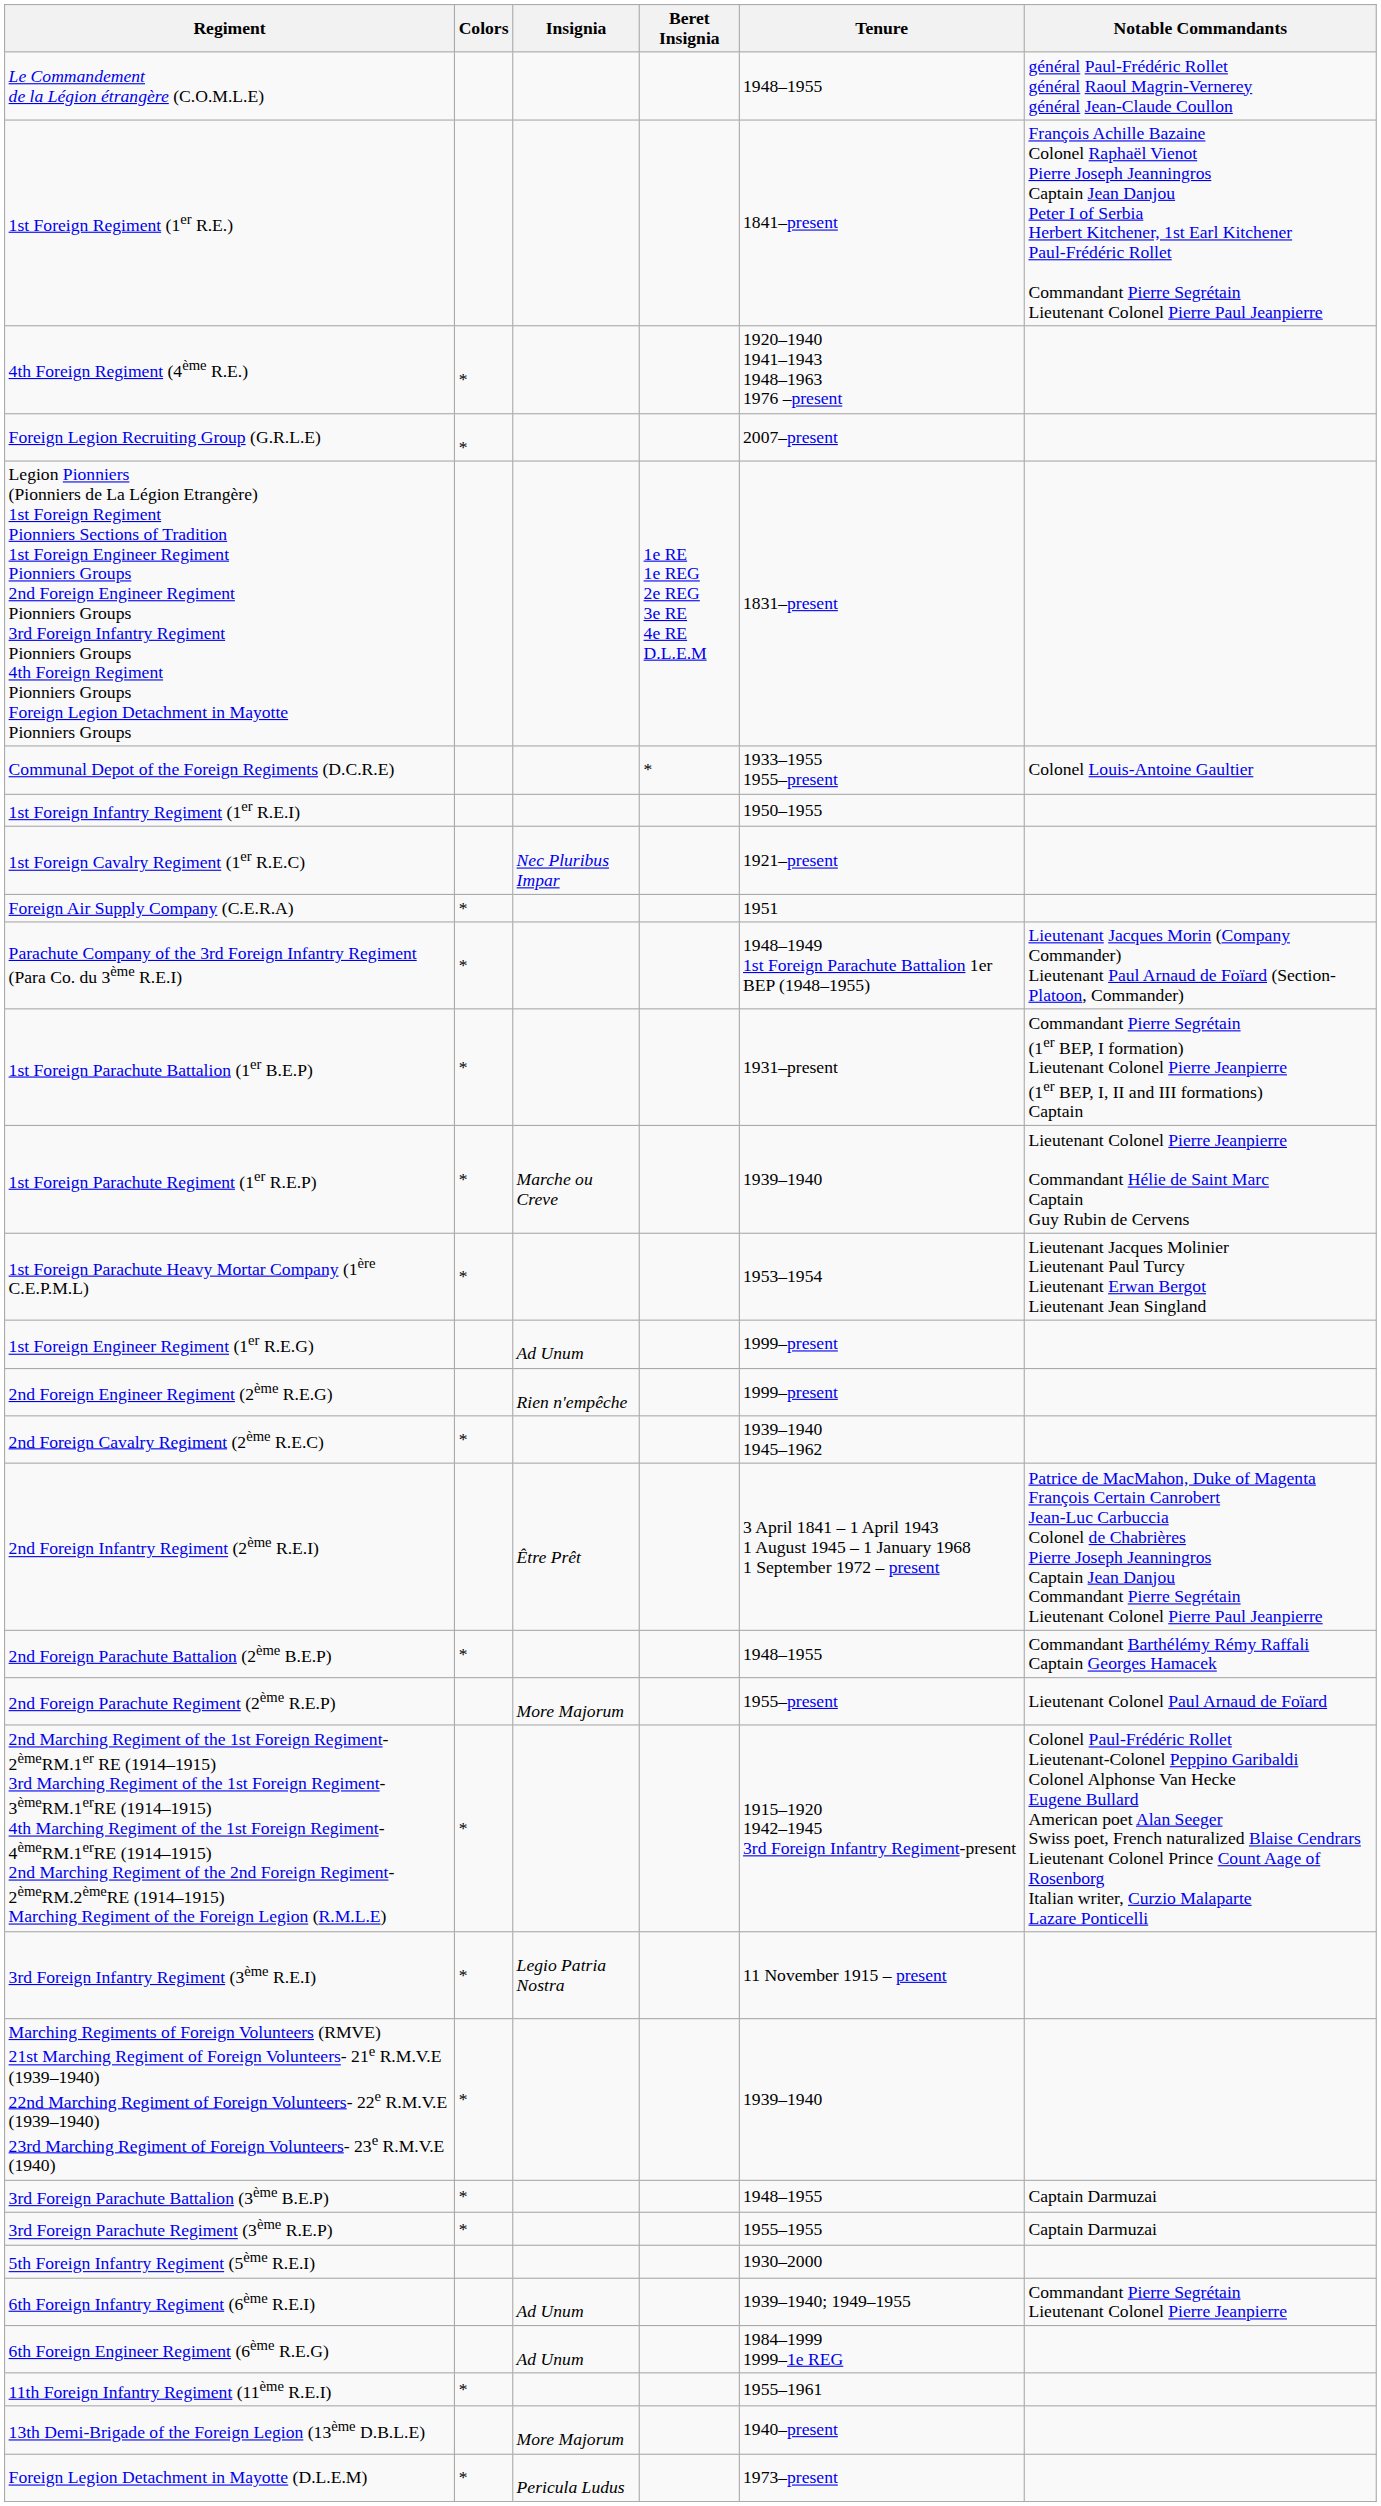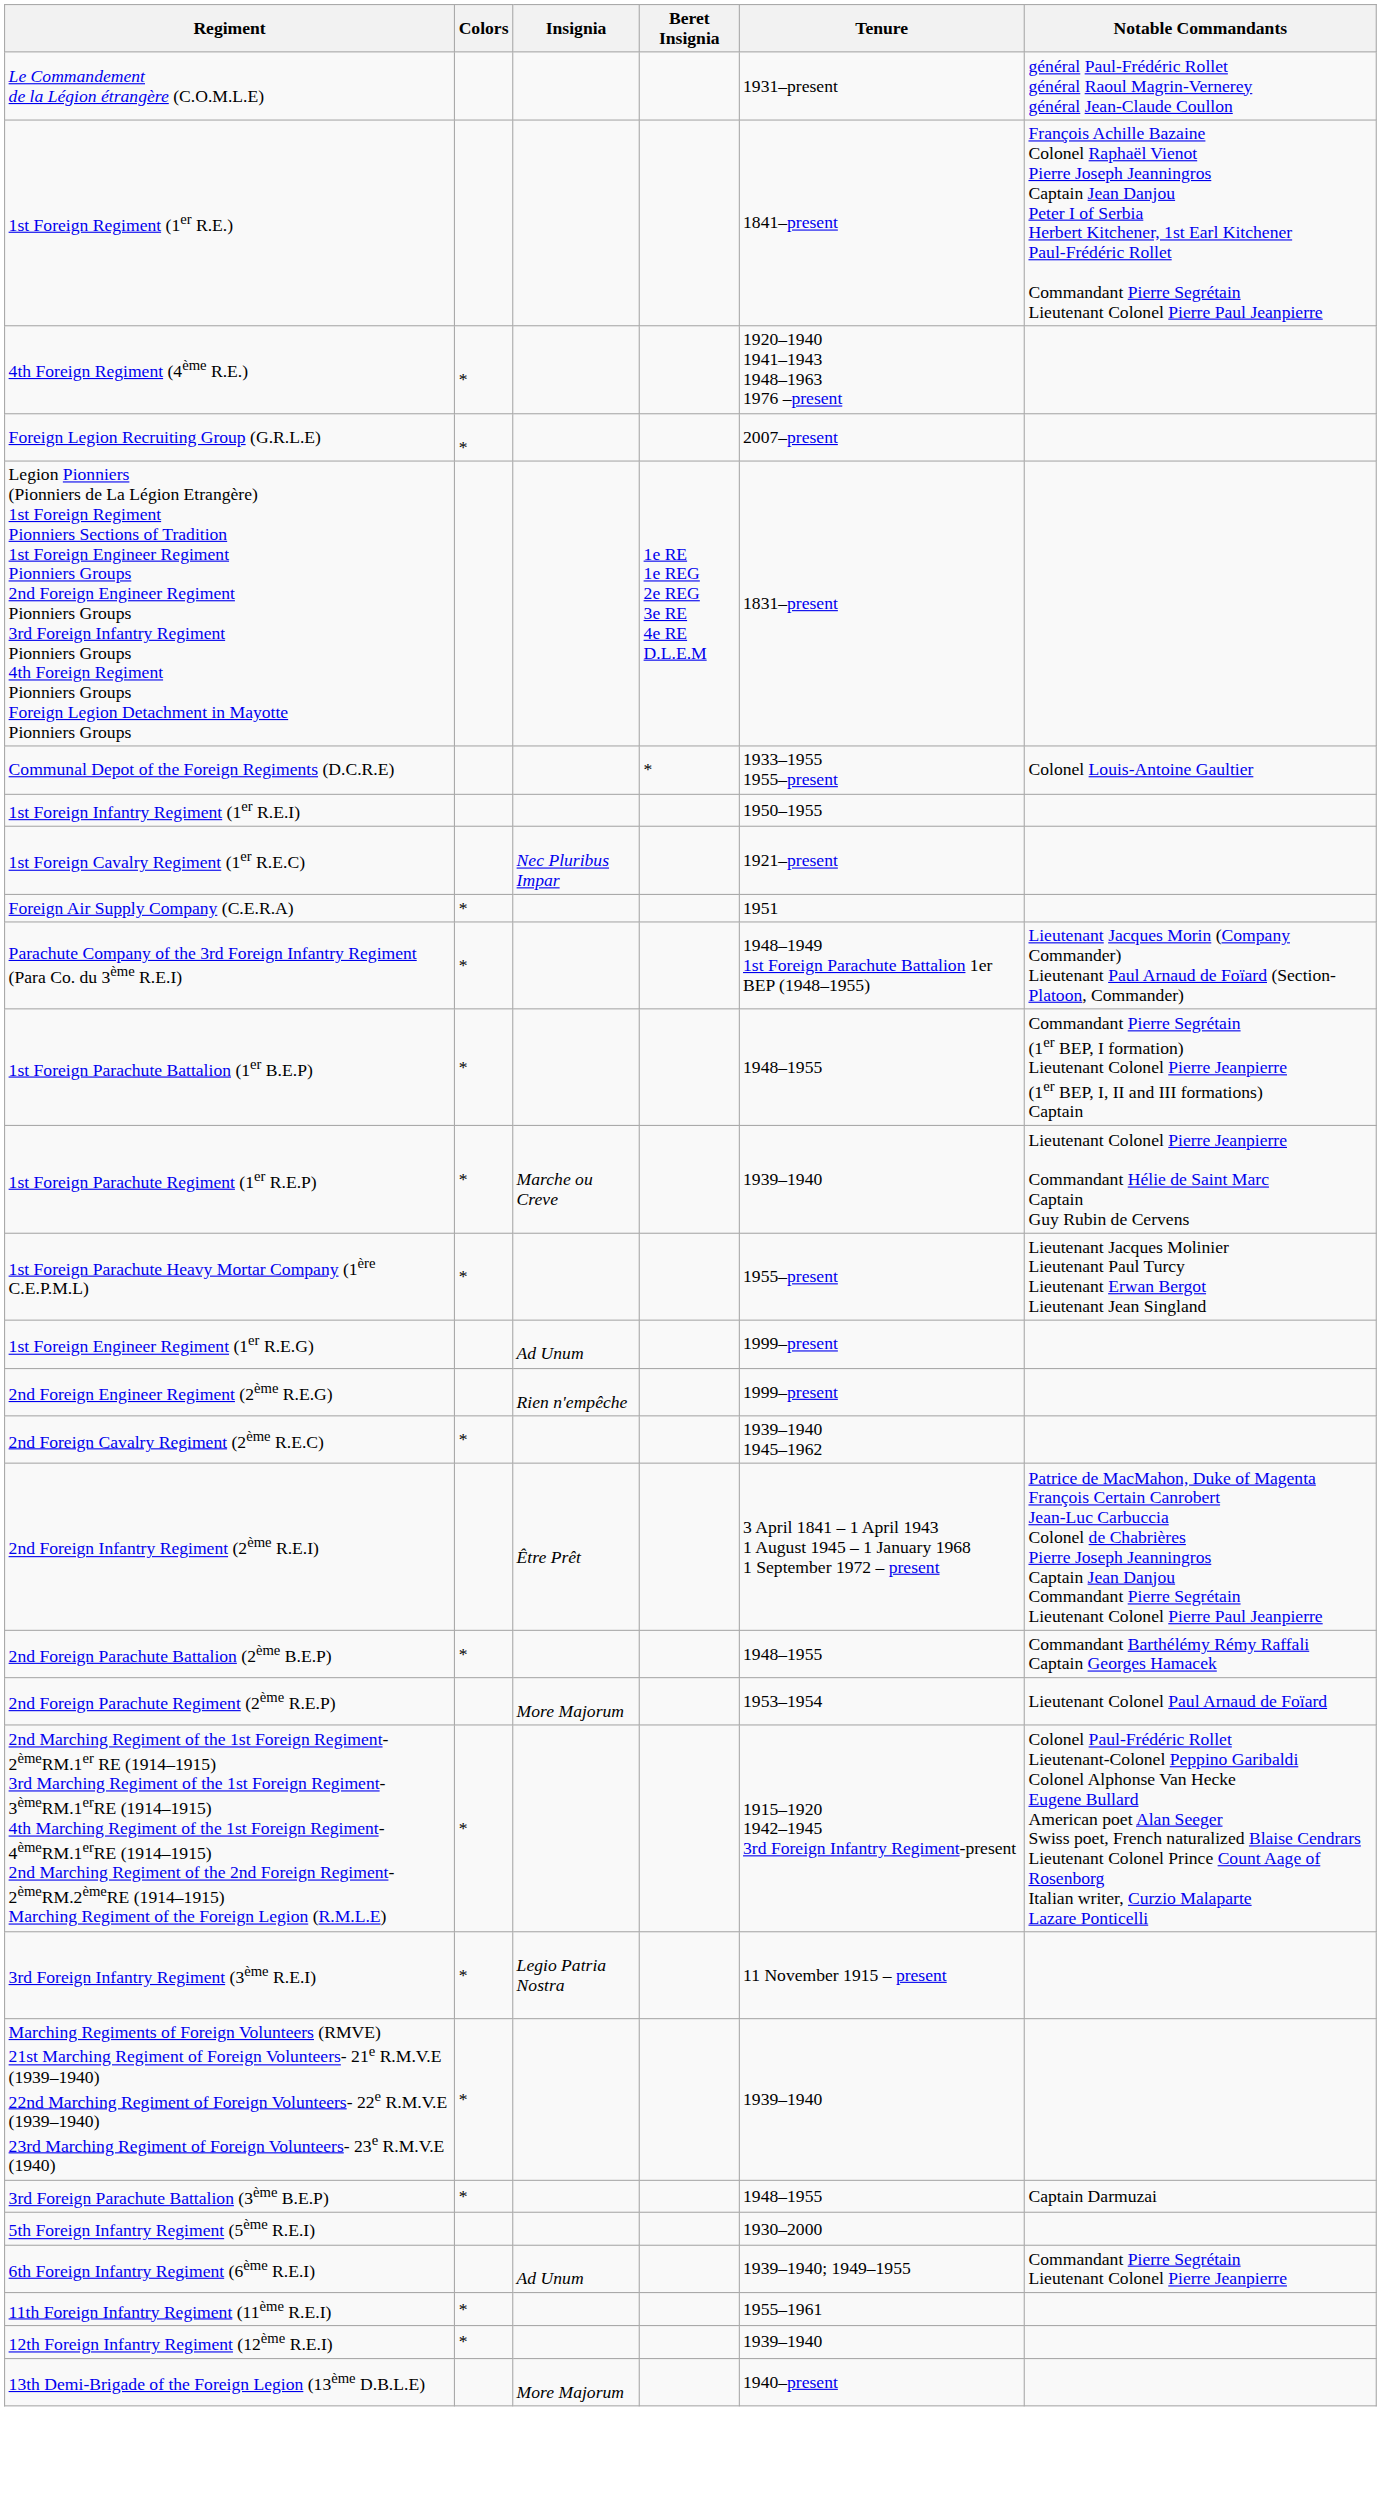(783, 85) 1948–1955 -> (790, 85) 1931–present
(790, 1067) 1931–present -> (783, 1067) 1948–1955
(783, 1276) 1953–1954 -> (790, 1276) 1955–present
(790, 1701) 1955–present -> (783, 1701) 1953–1954
- row: (171, 2228)
- row: (169, 2349)
+ row: (171, 2341)
- row: (188, 2477)
